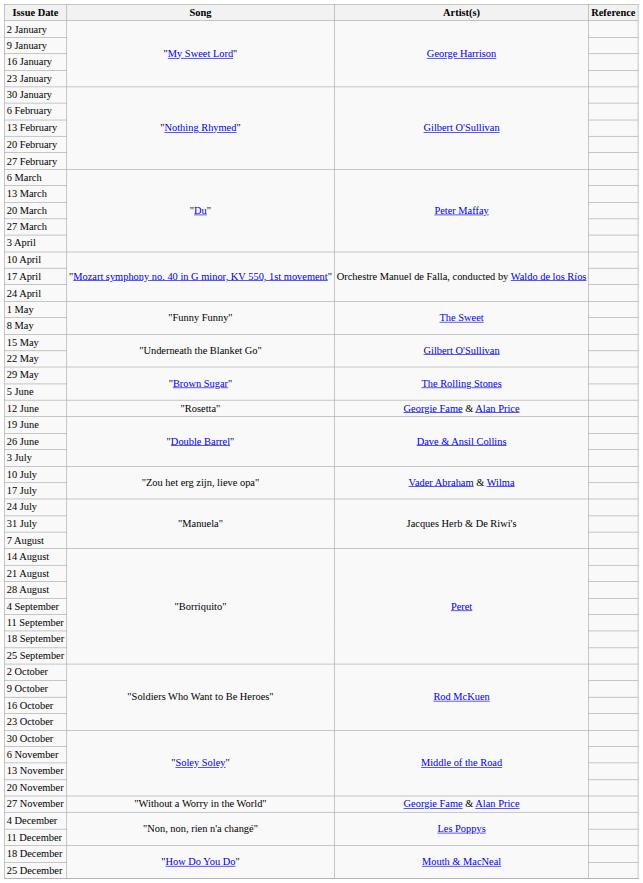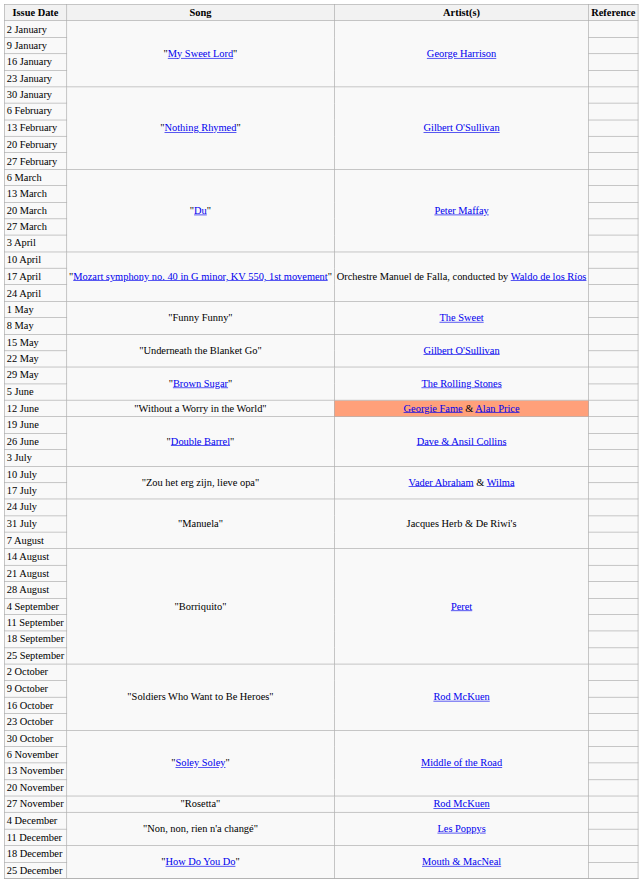(200, 408) "Rosetta" -> (200, 408) "Without a Worry in the World"
(462, 408) no background -> (462, 408) lightsalmon background
(200, 804) "Without a Worry in the World" -> (200, 804) "Rosetta"
(462, 804) Georgie Fame & Alan Price -> (462, 804) Rod McKuen
